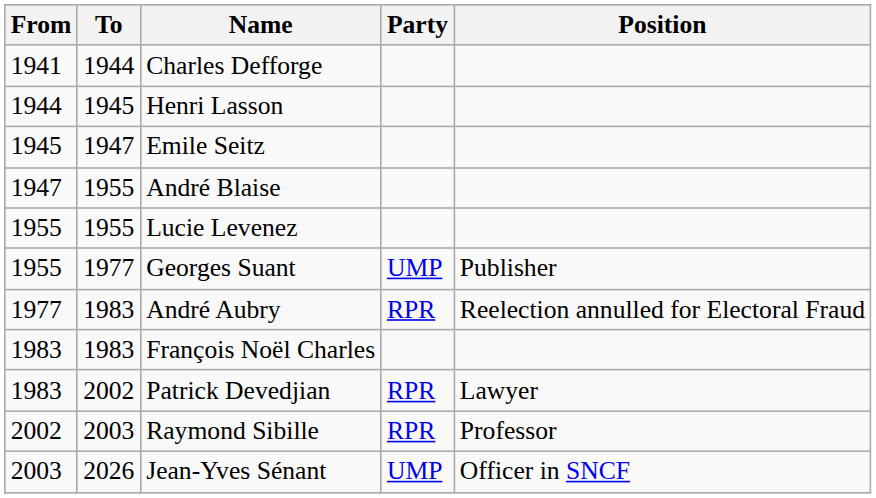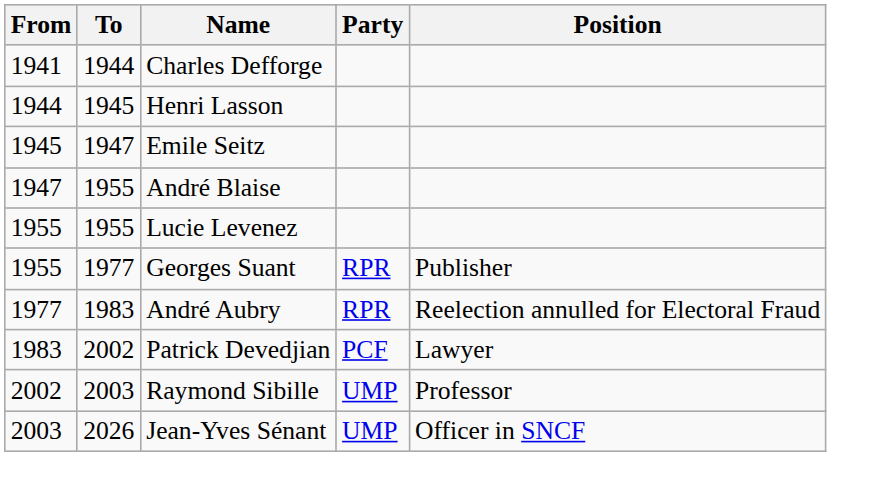(415, 268) UMP -> (366, 268) RPR
- row: (261, 349)
(411, 390) RPR -> (365, 349) PCF
(411, 430) RPR -> (370, 390) UMP
